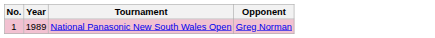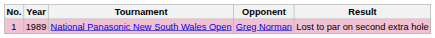+ column: (362, 12)
